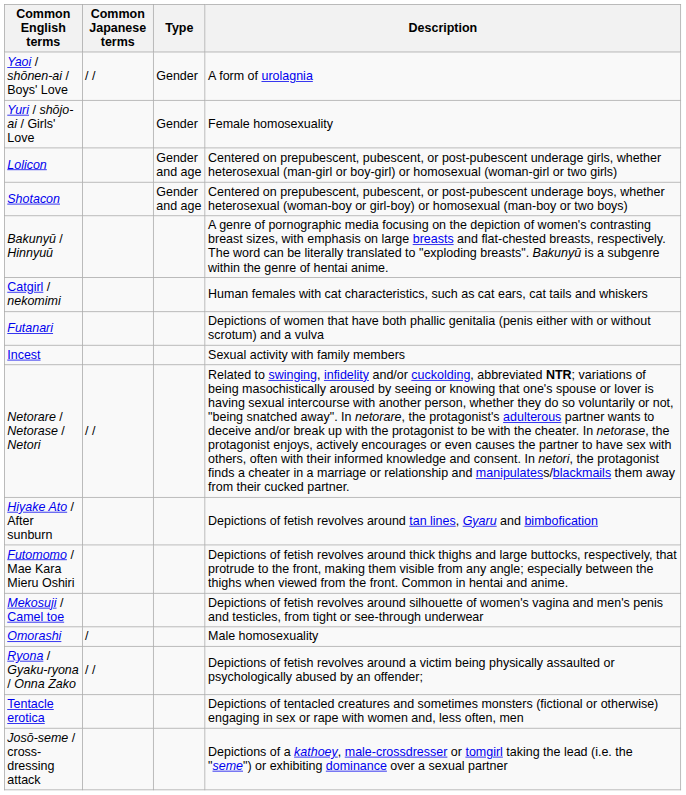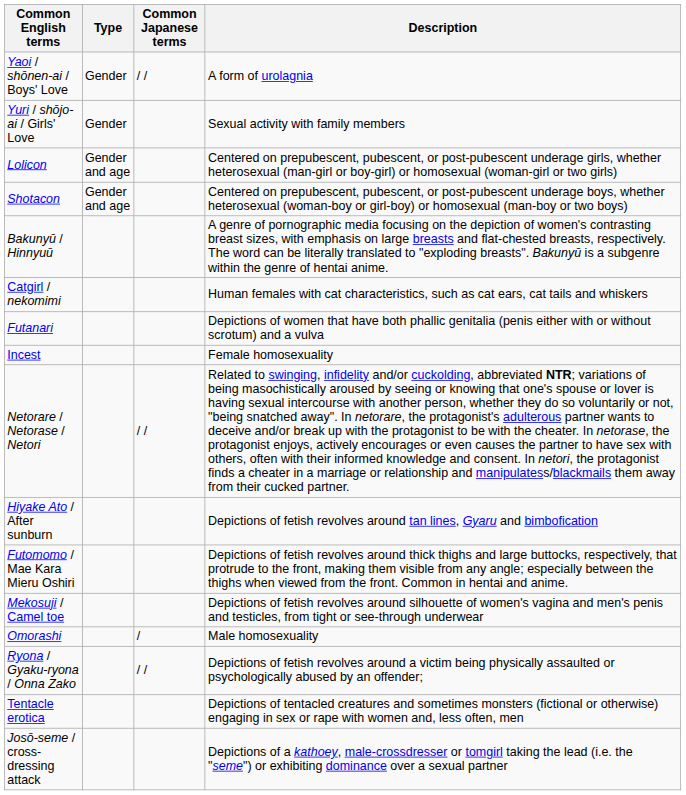columns swapped: (118, 28) <-> (179, 28)
(270, 124) Female homosexuality -> (307, 124) Sexual activity with family members
(307, 355) Sexual activity with family members -> (270, 355) Female homosexuality
